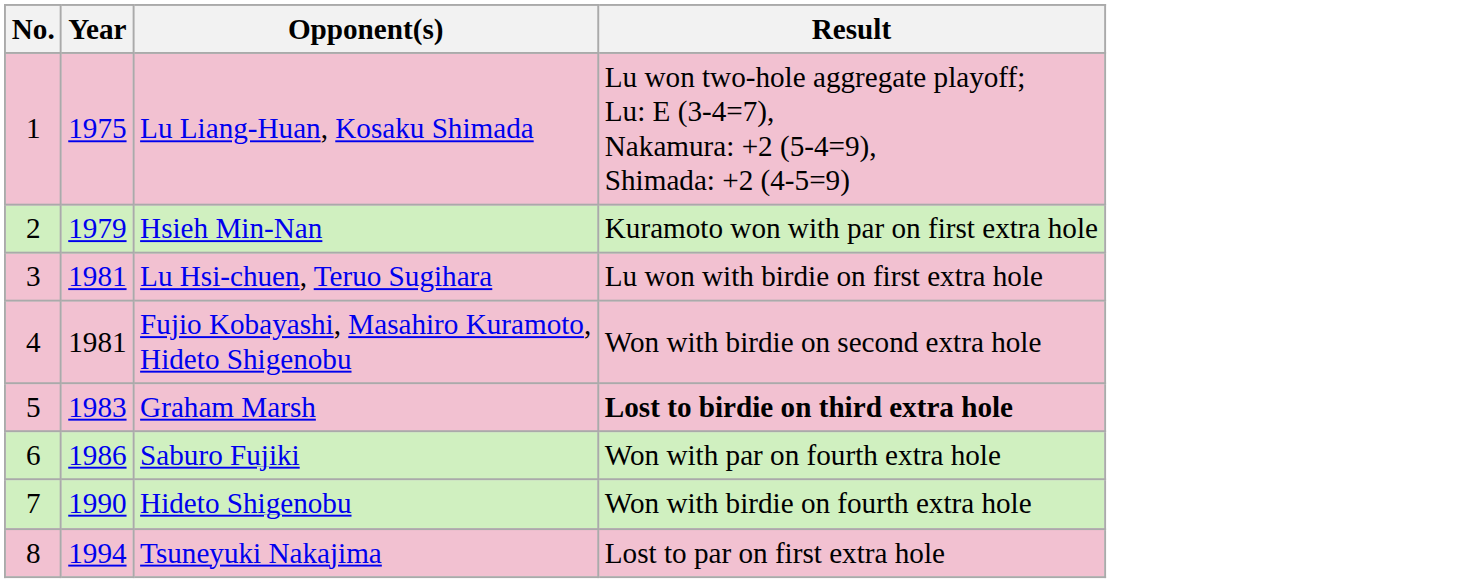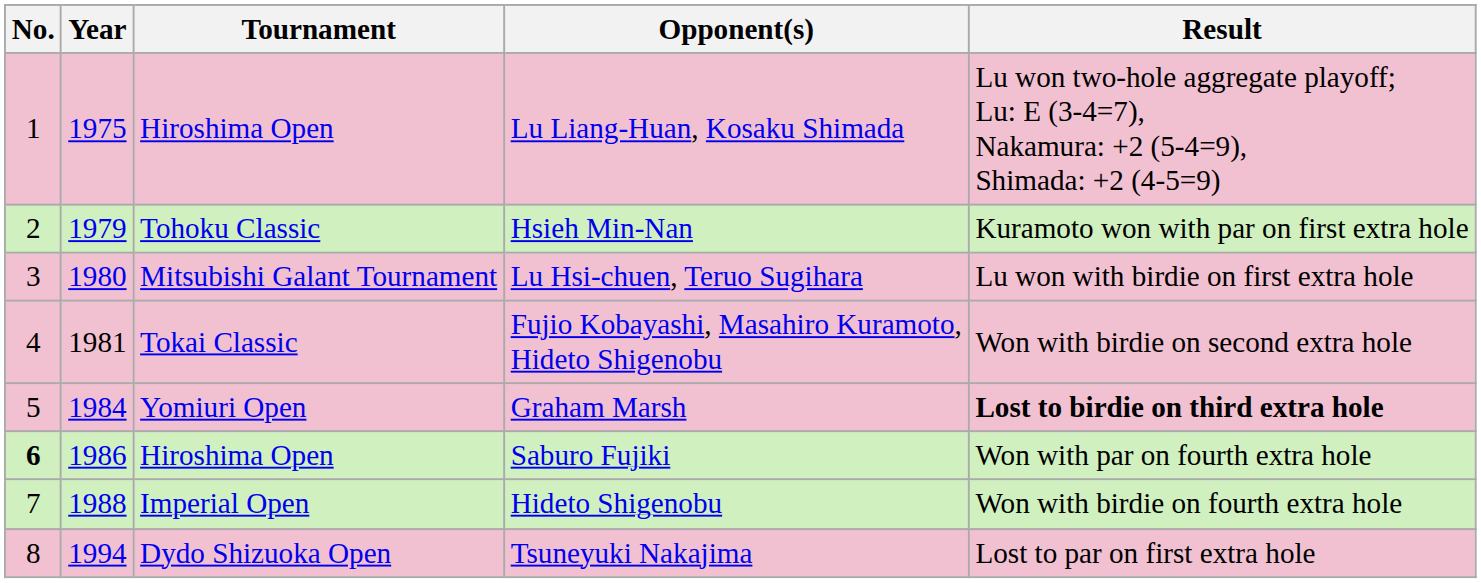+ column: (319, 28)
(97, 276) 1981 -> (97, 276) 1980
(97, 407) 1983 -> (97, 407) 1984
(33, 455) normal -> (33, 455) bold
(97, 503) 1990 -> (97, 503) 1988
